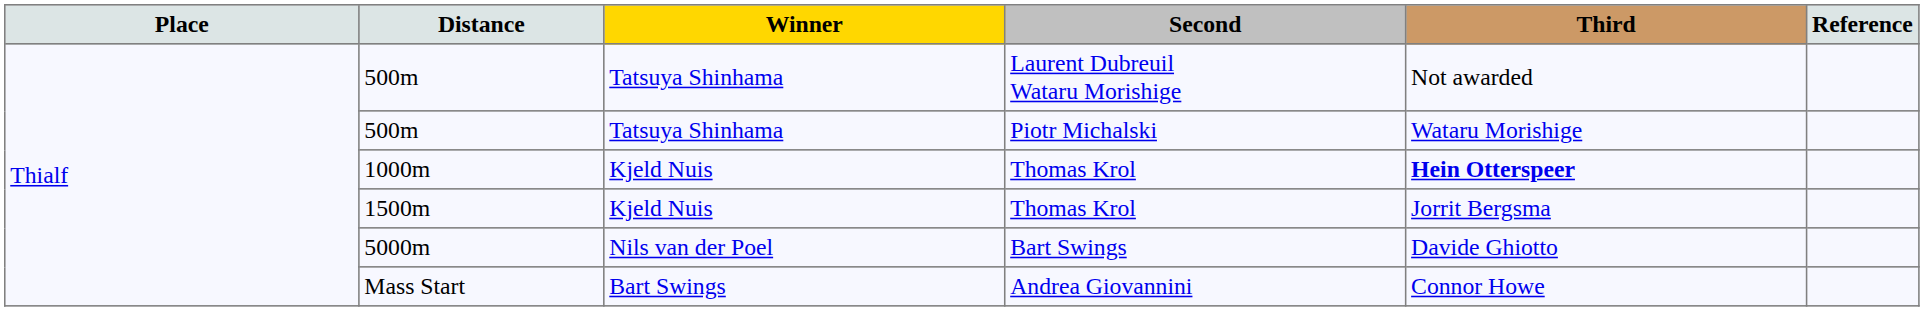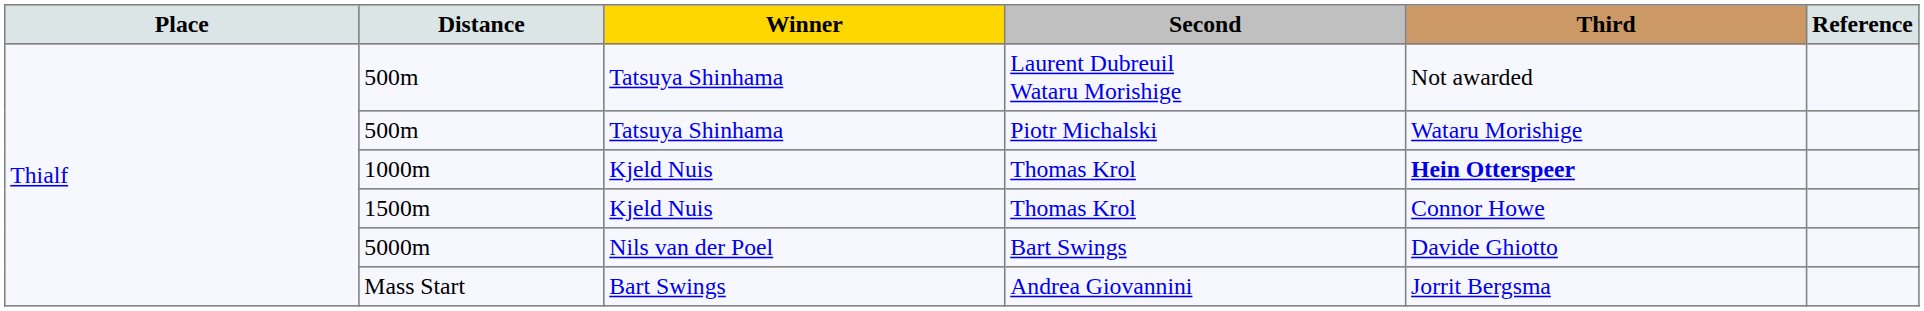(1481, 208) Jorrit Bergsma -> (1478, 208) Connor Howe
(1478, 286) Connor Howe -> (1481, 286) Jorrit Bergsma
